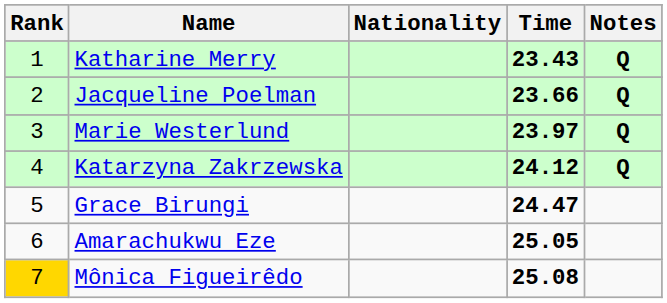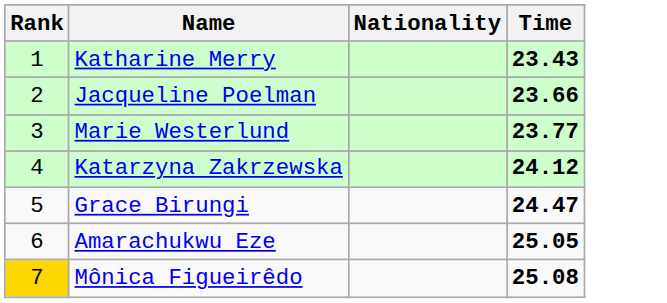- column: (623, 23)
(545, 132) 23.97 -> (545, 132) 23.77
